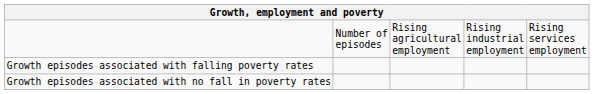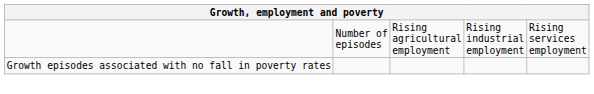- row: (160, 66)
